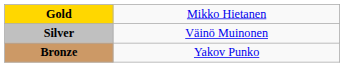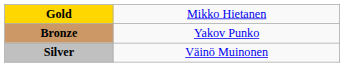rows swapped: (59, 33) <-> (59, 52)
